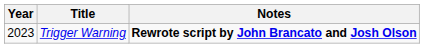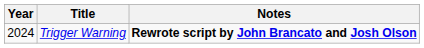(21, 33) 2023 -> (21, 33) 2024
